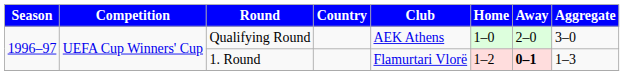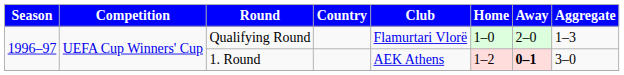(409, 37) AEK Athens -> (420, 37) Flamurtari Vlorë
(565, 37) 3–0 -> (565, 37) 1–3
(420, 59) Flamurtari Vlorë -> (409, 59) AEK Athens
(565, 59) 1–3 -> (565, 59) 3–0
